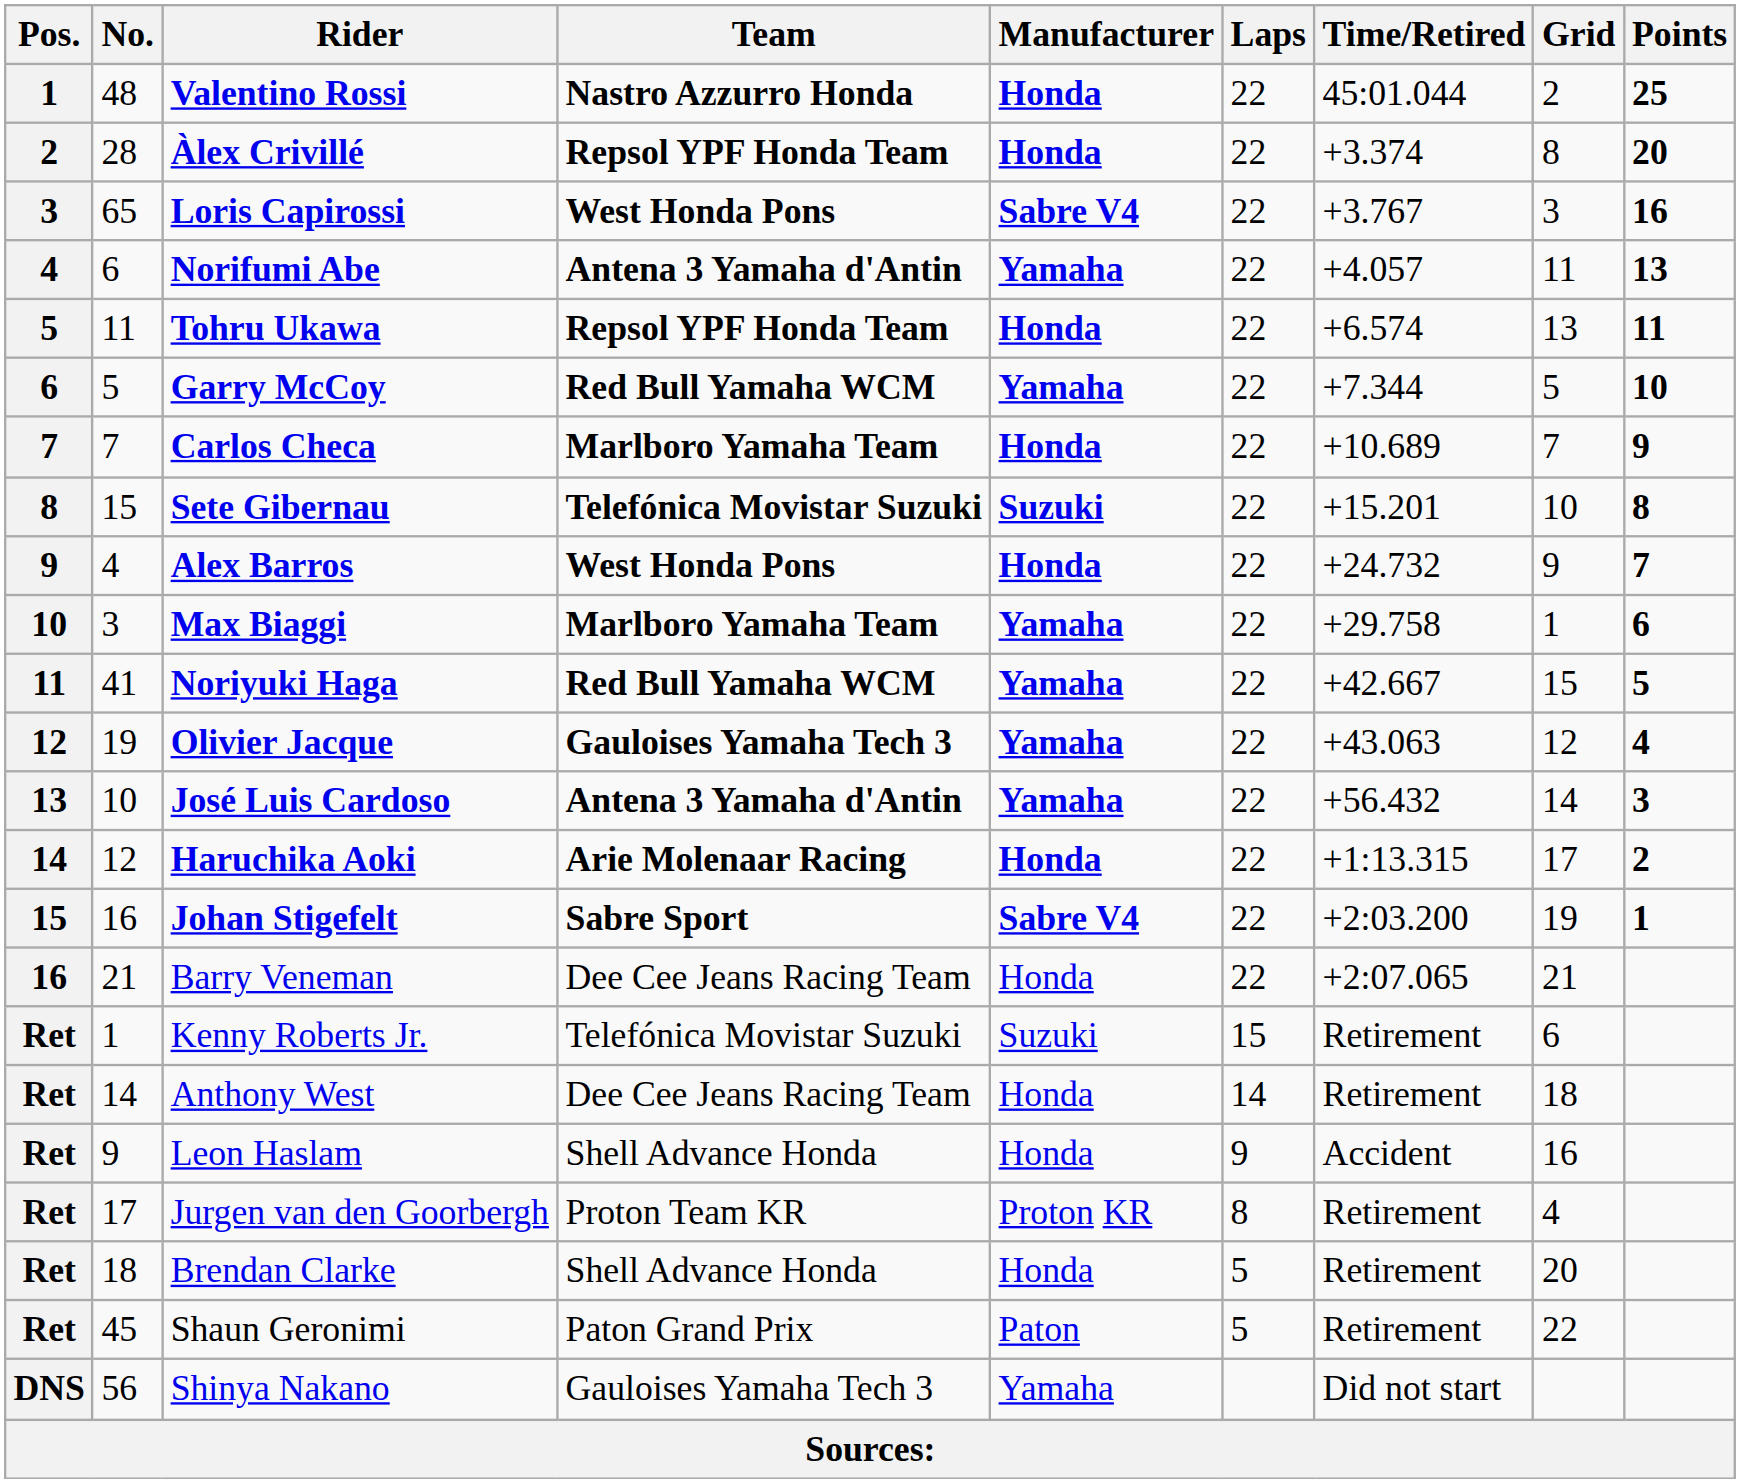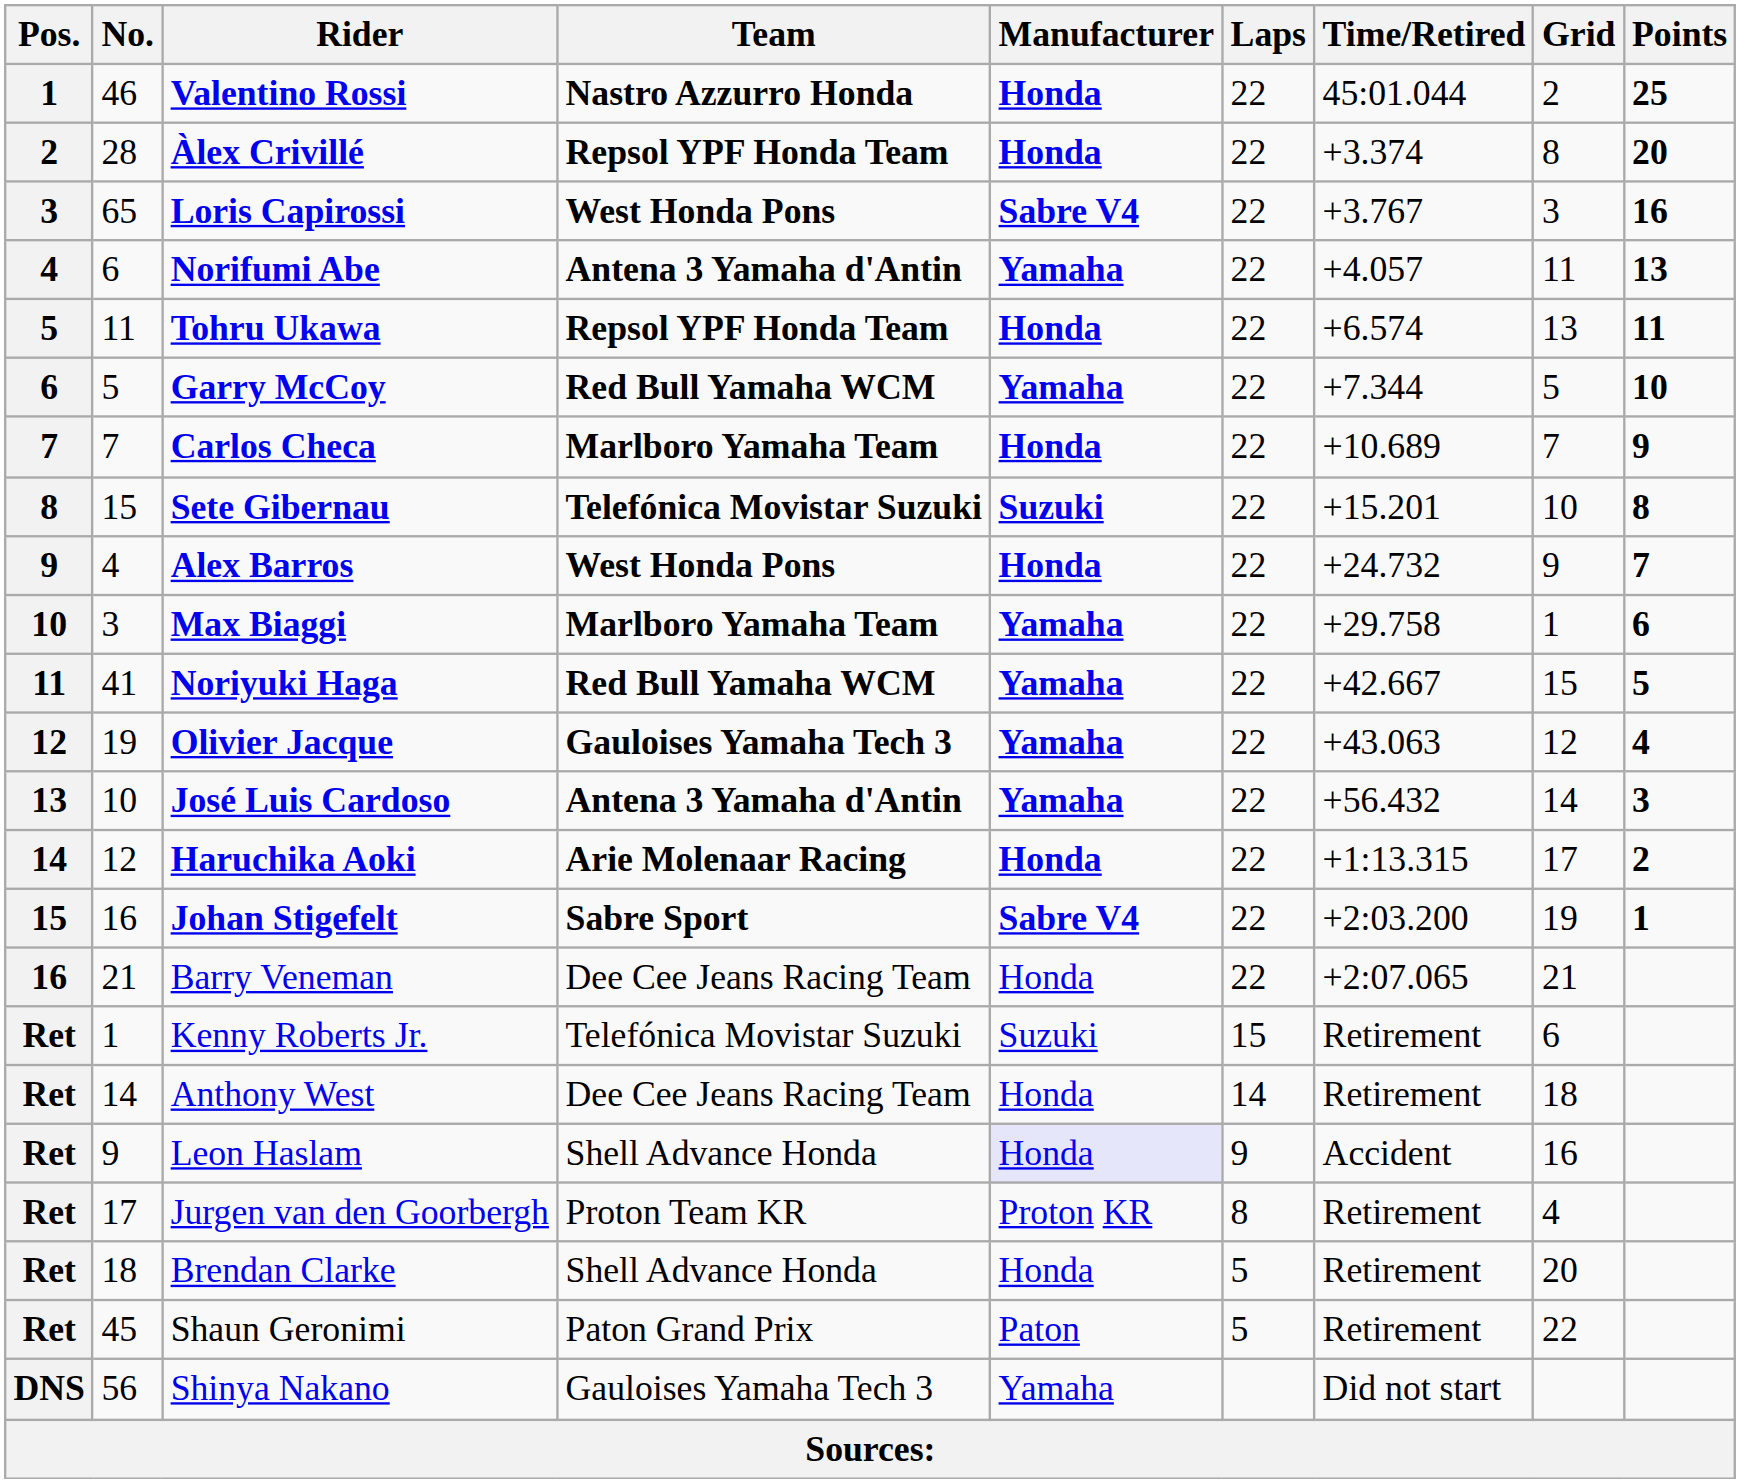(119, 93) 48 -> (119, 93) 46
(1046, 1153) no background -> (1046, 1153) lavender background
